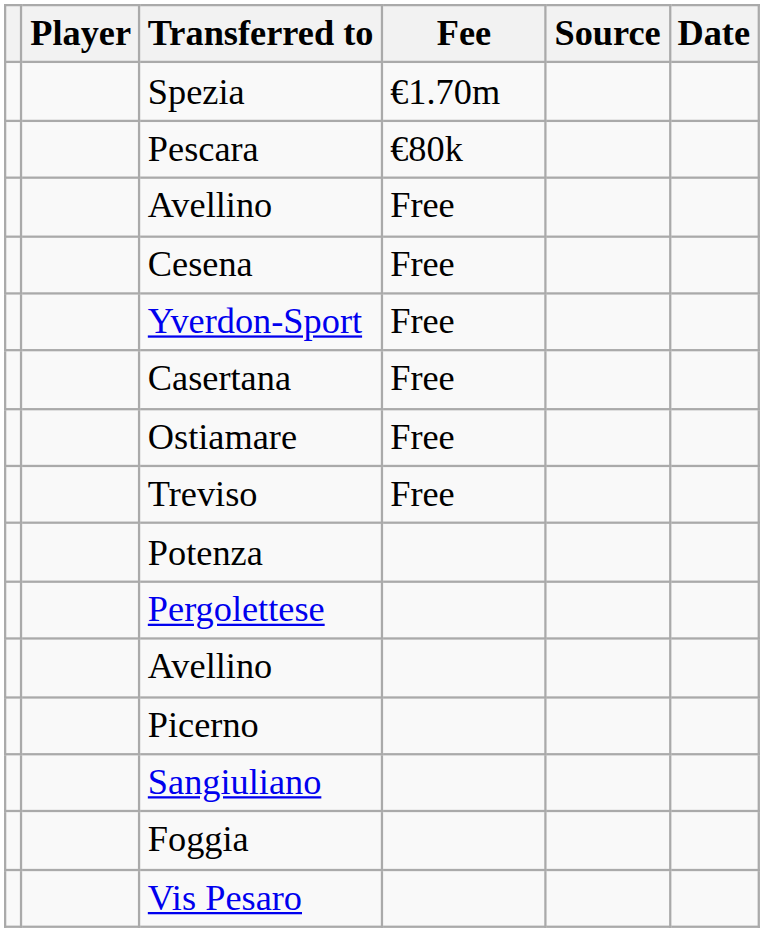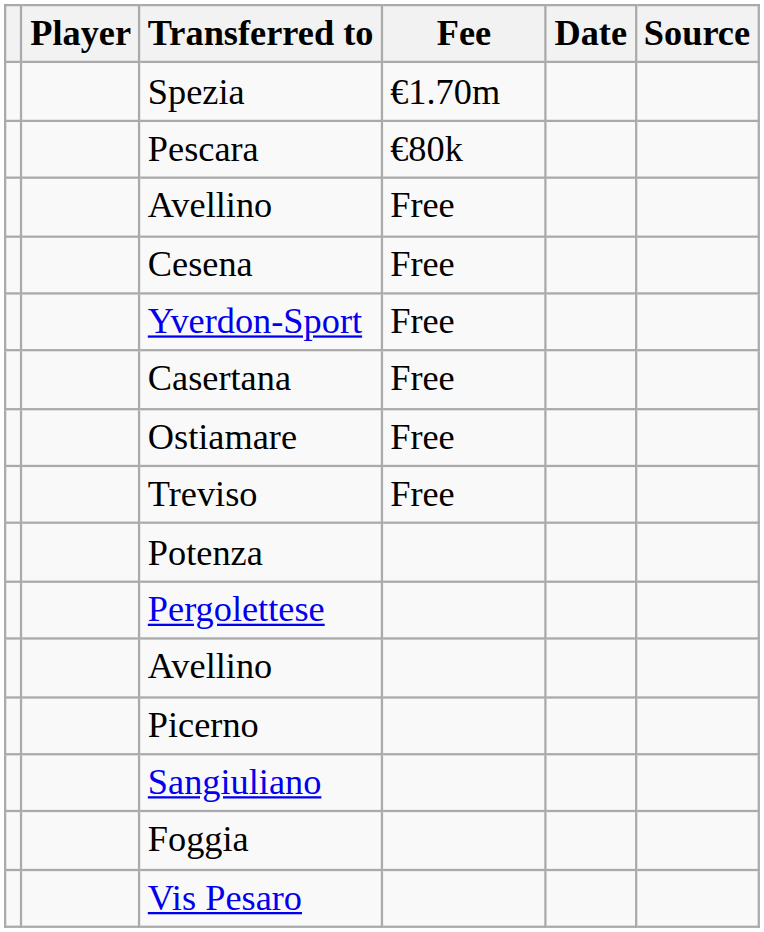columns swapped: (714, 33) <-> (608, 33)
